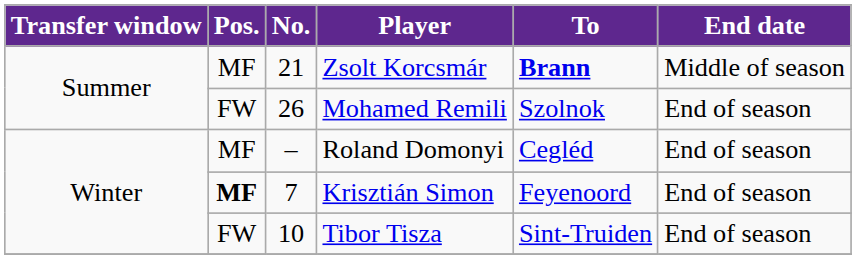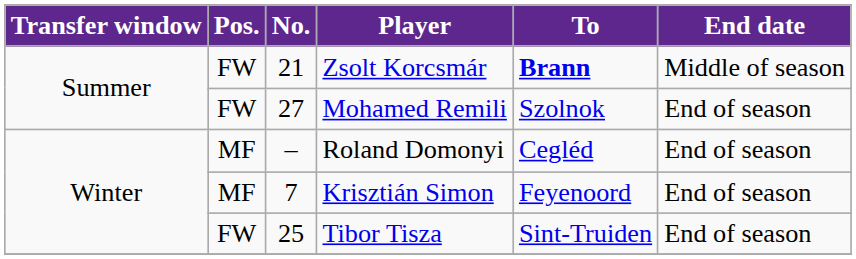(237, 66) MF -> (237, 66) FW
(291, 108) 26 -> (291, 108) 27
(237, 191) bold -> (237, 191) normal
(291, 233) 10 -> (291, 233) 25
